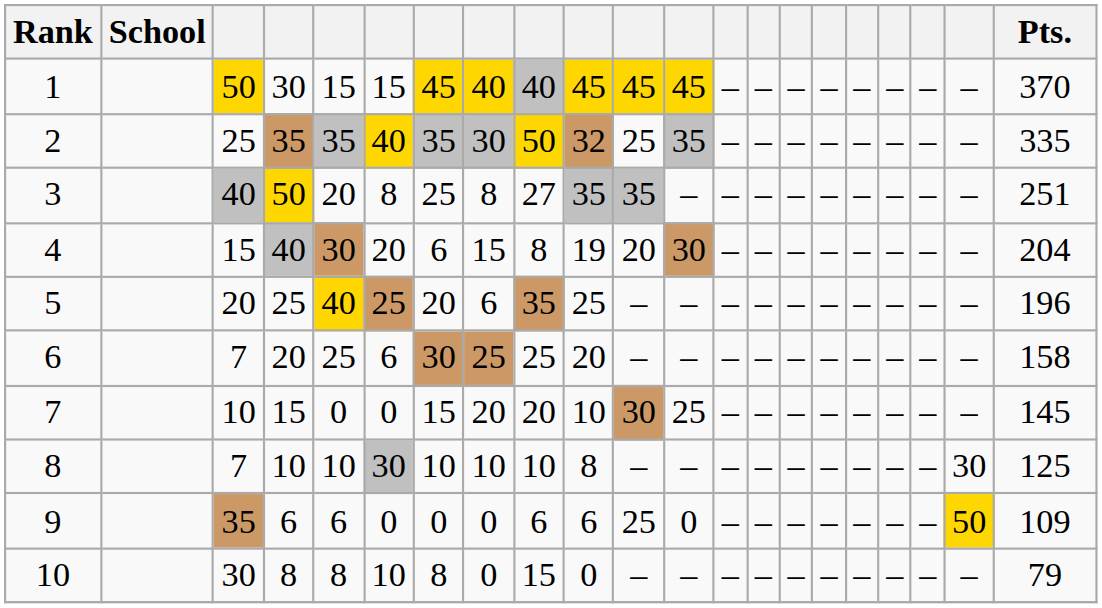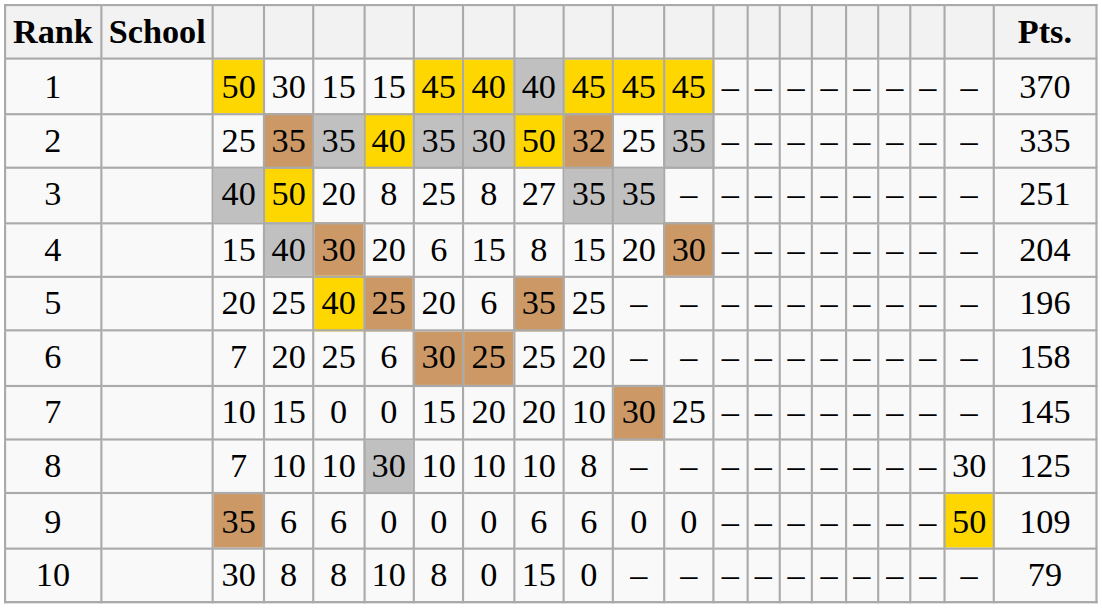(589, 248) 19 -> (589, 248) 15
(639, 520) 25 -> (639, 520) 0
